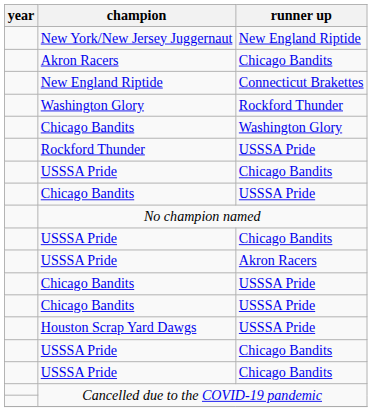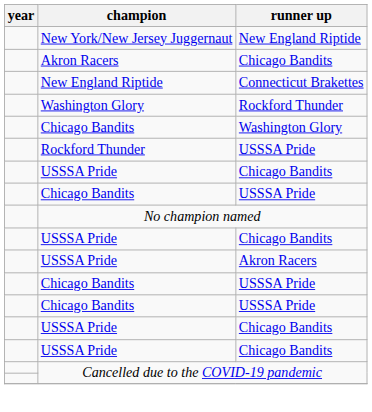- row: (119, 328)
